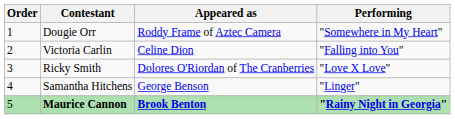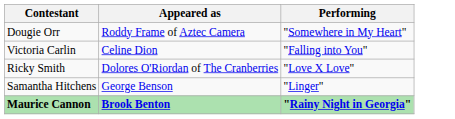- column: (22, 13)
